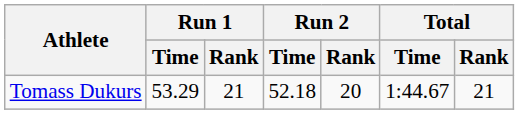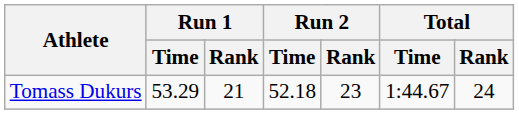(351, 92) 20 -> (351, 92) 23
(484, 92) 21 -> (484, 92) 24
